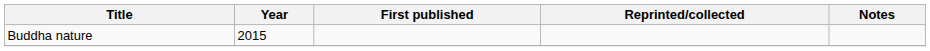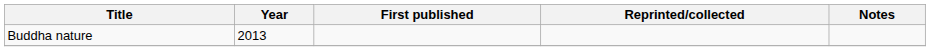(252, 35) 2015 -> (252, 35) 2013
